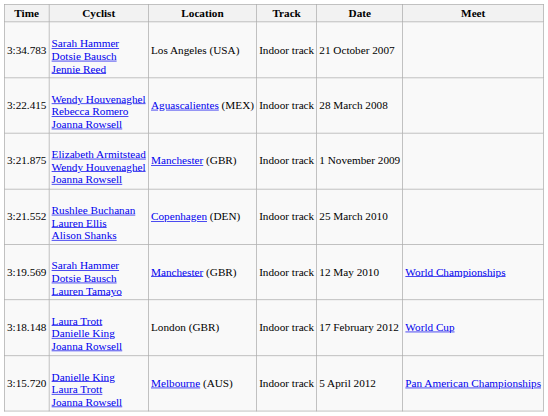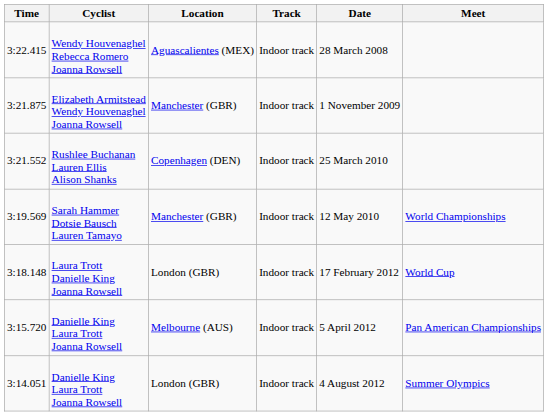- row: (27, 50)
+ row: (27, 383)
